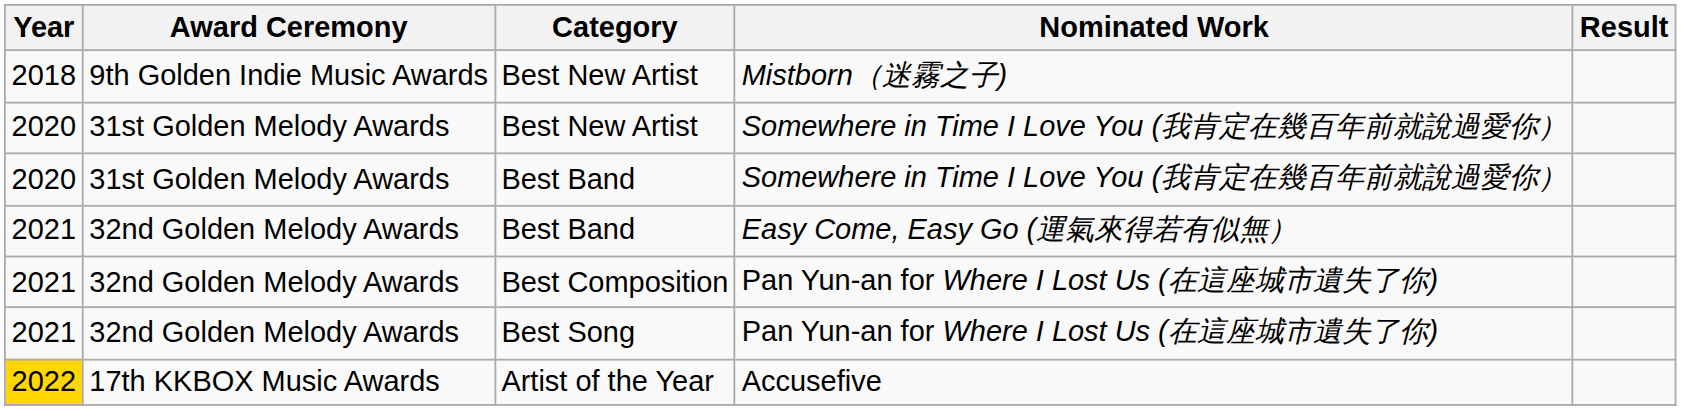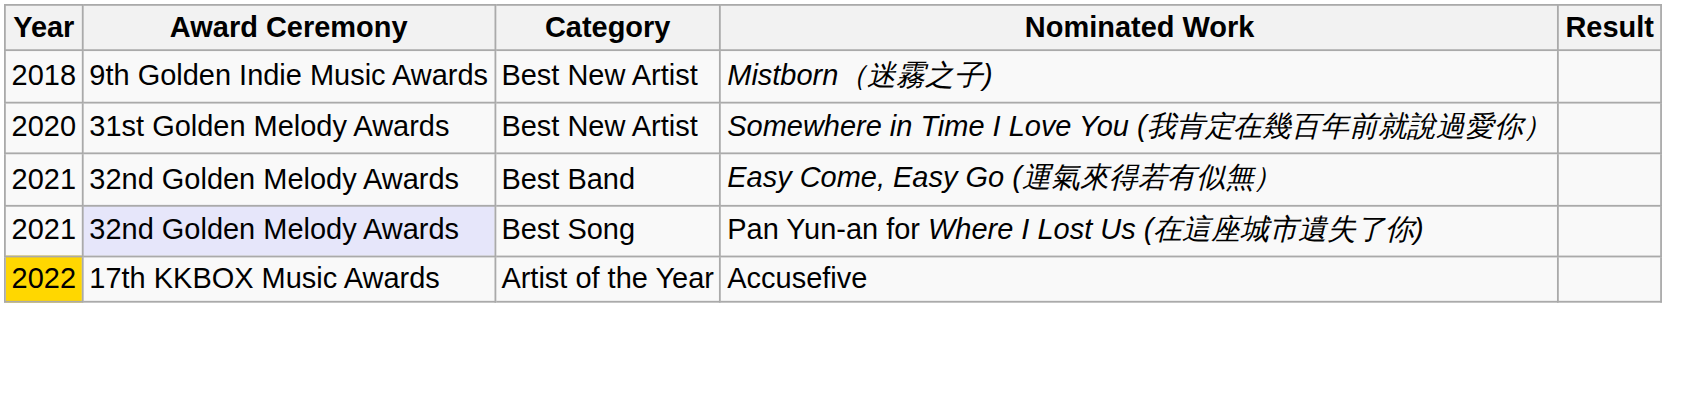- row: (568, 178)
- row: (615, 281)
(274, 332) no background -> (274, 230) lavender background
